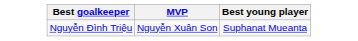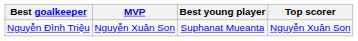+ column: (310, 12)
